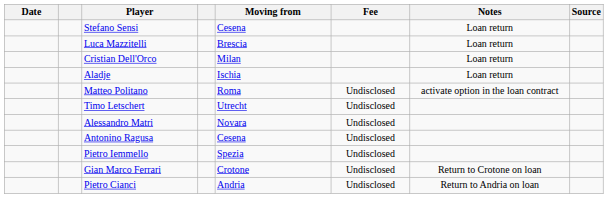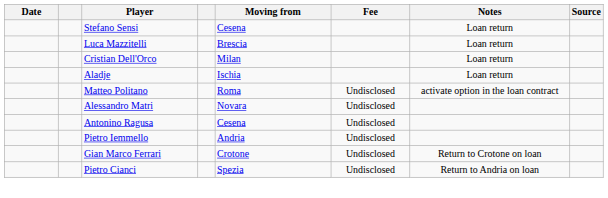- row: (114, 106)
(230, 153) Spezia -> (231, 138) Andria
(231, 185) Andria -> (230, 169) Spezia
